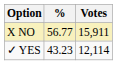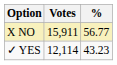columns swapped: (94, 13) <-> (60, 13)
